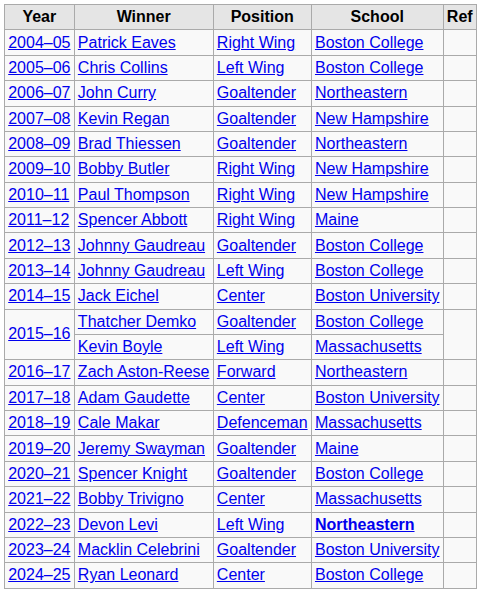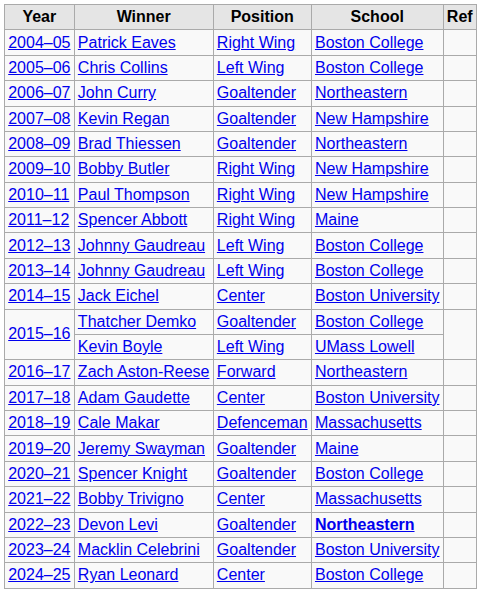(256, 245) Goaltender -> (251, 245) Left Wing
(368, 347) Massachusetts -> (365, 347) UMass Lowell
(251, 524) Left Wing -> (256, 524) Goaltender
